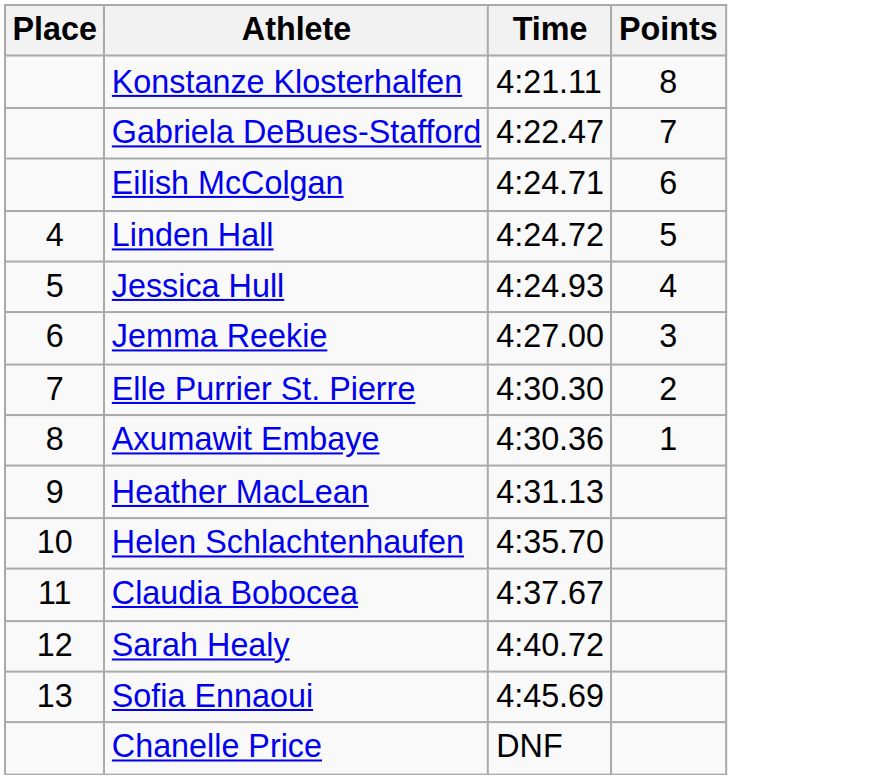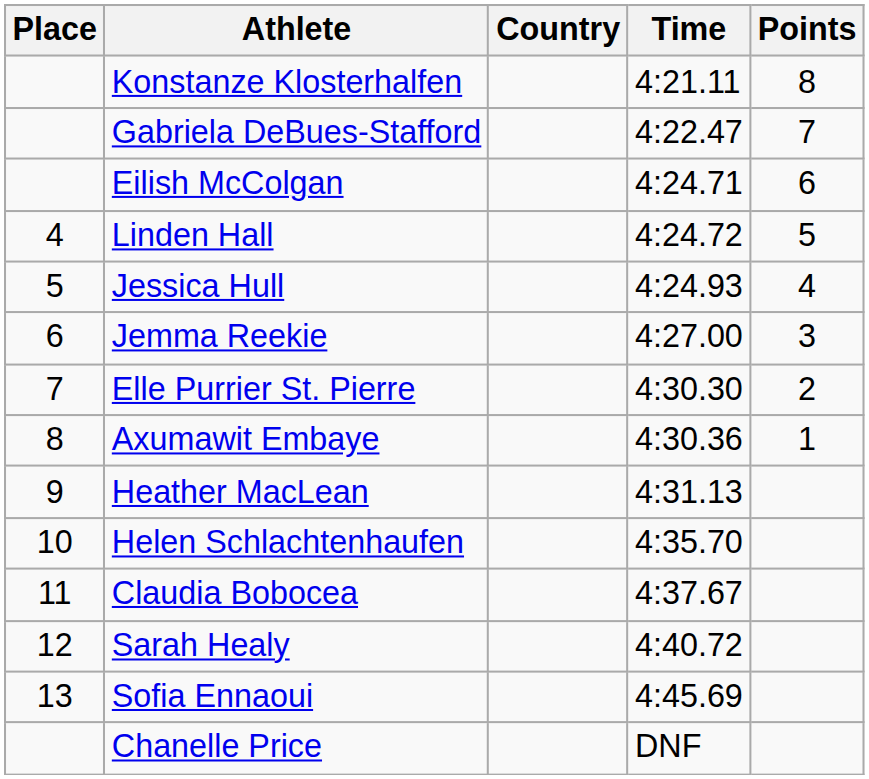+ column: (558, 30)
